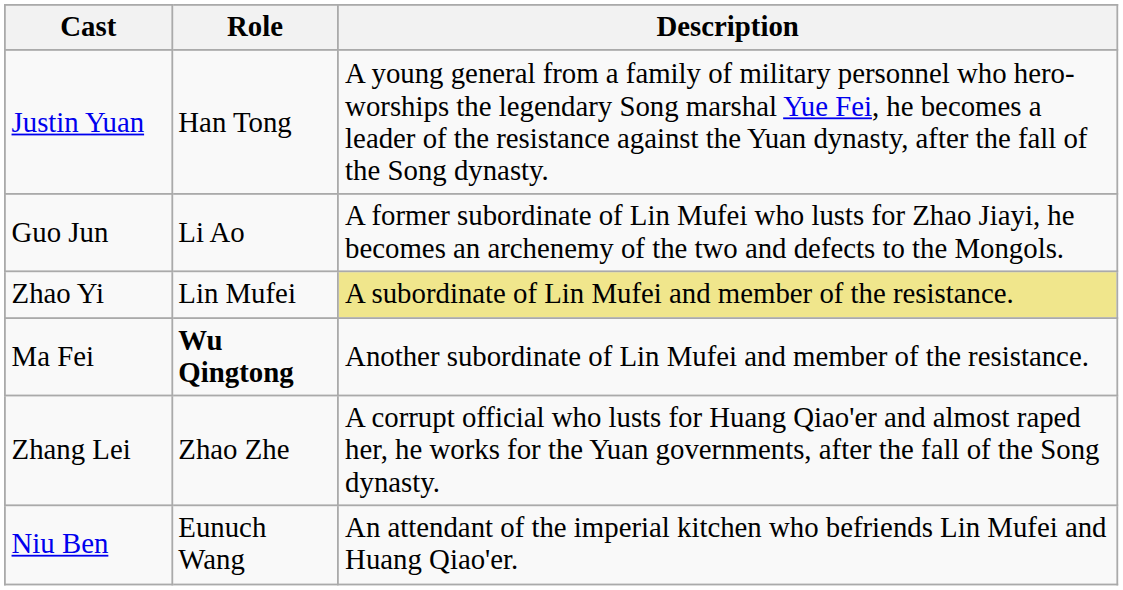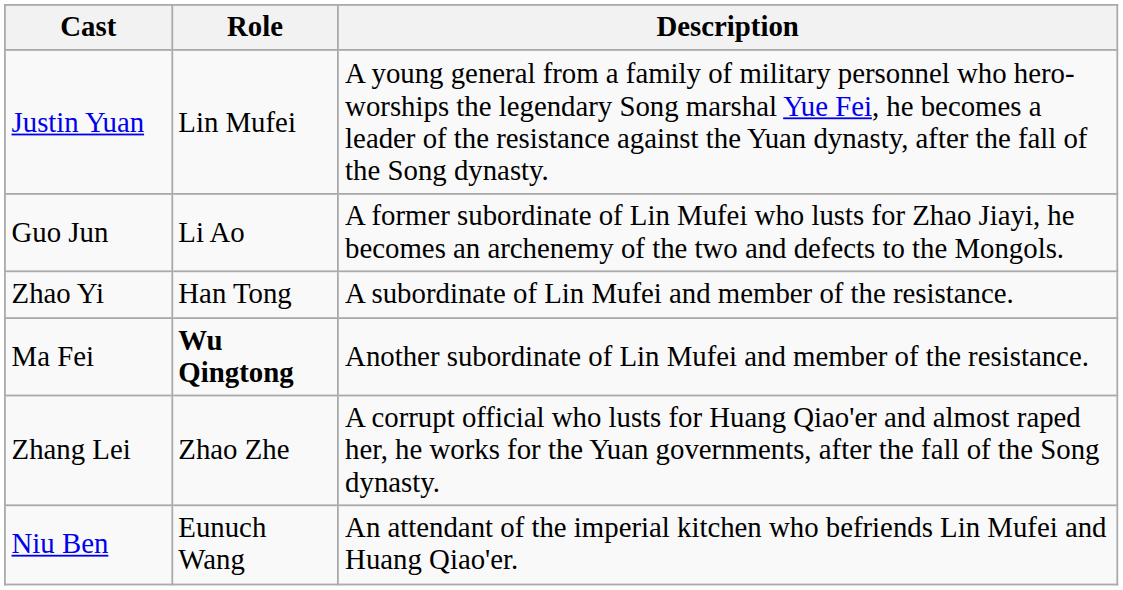(235, 121) Han Tong -> (237, 121) Lin Mufei
(237, 293) Lin Mufei -> (235, 293) Han Tong
(679, 293) khaki background -> (679, 293) no background
